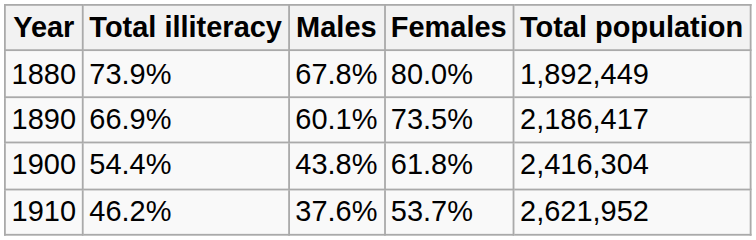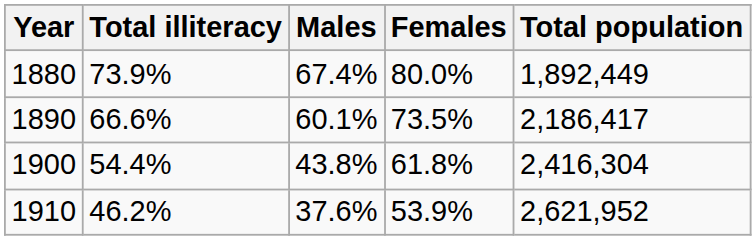(336, 73) 67.8% -> (336, 73) 67.4%
(130, 119) 66.9% -> (130, 119) 66.6%
(432, 211) 53.7% -> (432, 211) 53.9%
